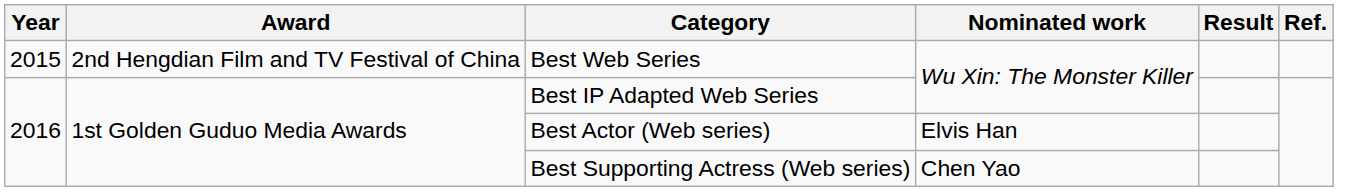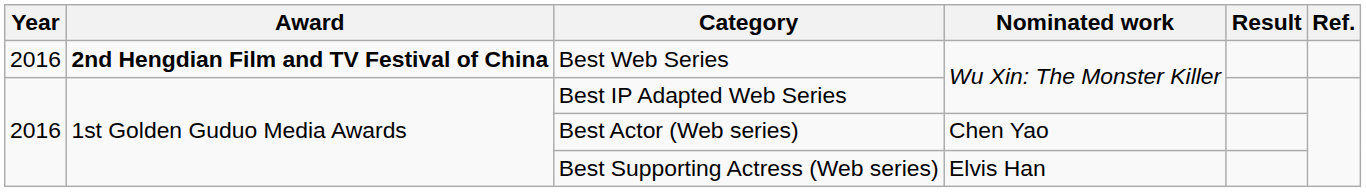(35, 58) 2015 -> (35, 58) 2016
(296, 58) normal -> (310, 58) bold
(969, 131) Elvis Han -> (999, 131) Chen Yao
(971, 167) Chen Yao -> (997, 167) Elvis Han
